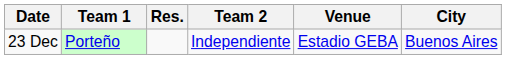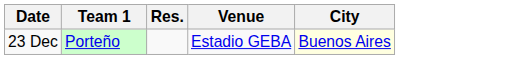- column: (241, 16)
(451, 41) no background -> (345, 41) lightyellow background
